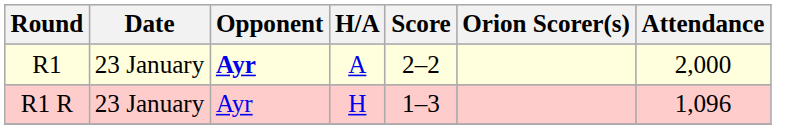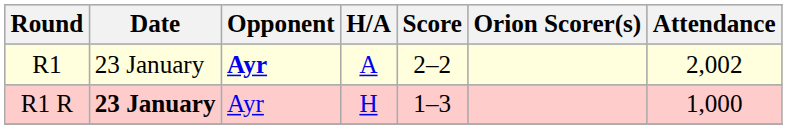(703, 64) 2,000 -> (714, 64) 2,002
(150, 104) normal -> (155, 104) bold
(703, 104) 1,096 -> (714, 104) 1,000
